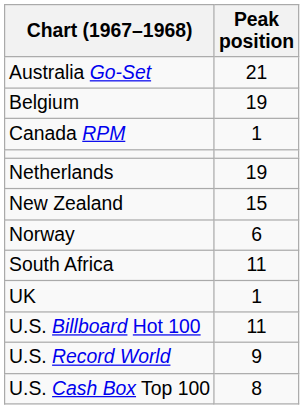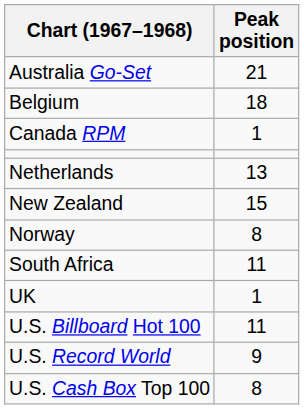(257, 103) 19 -> (257, 103) 18
(257, 173) 19 -> (257, 173) 13
(257, 234) 6 -> (257, 234) 8
